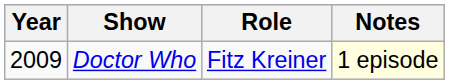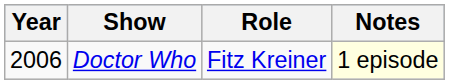(36, 60) 2009 -> (36, 60) 2006
